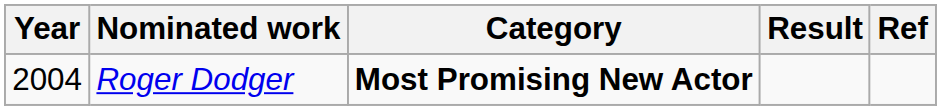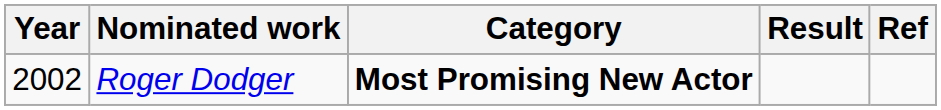(47, 79) 2004 -> (47, 79) 2002
